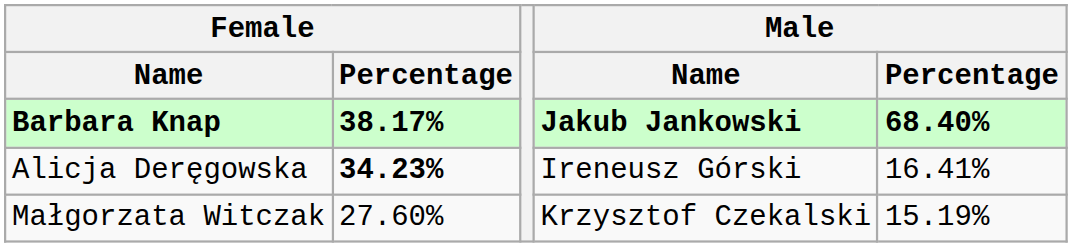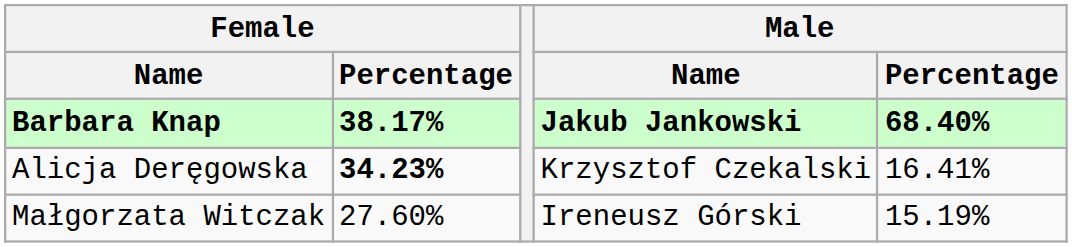(671, 170) Ireneusz Górski -> (706, 170) Krzysztof Czekalski
(706, 218) Krzysztof Czekalski -> (671, 218) Ireneusz Górski
